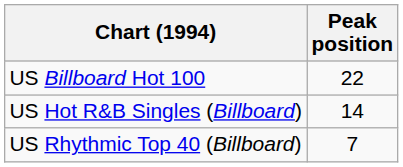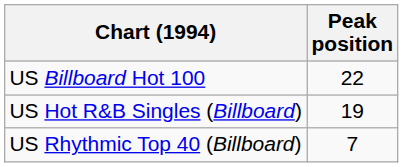(352, 111) 14 -> (352, 111) 19
